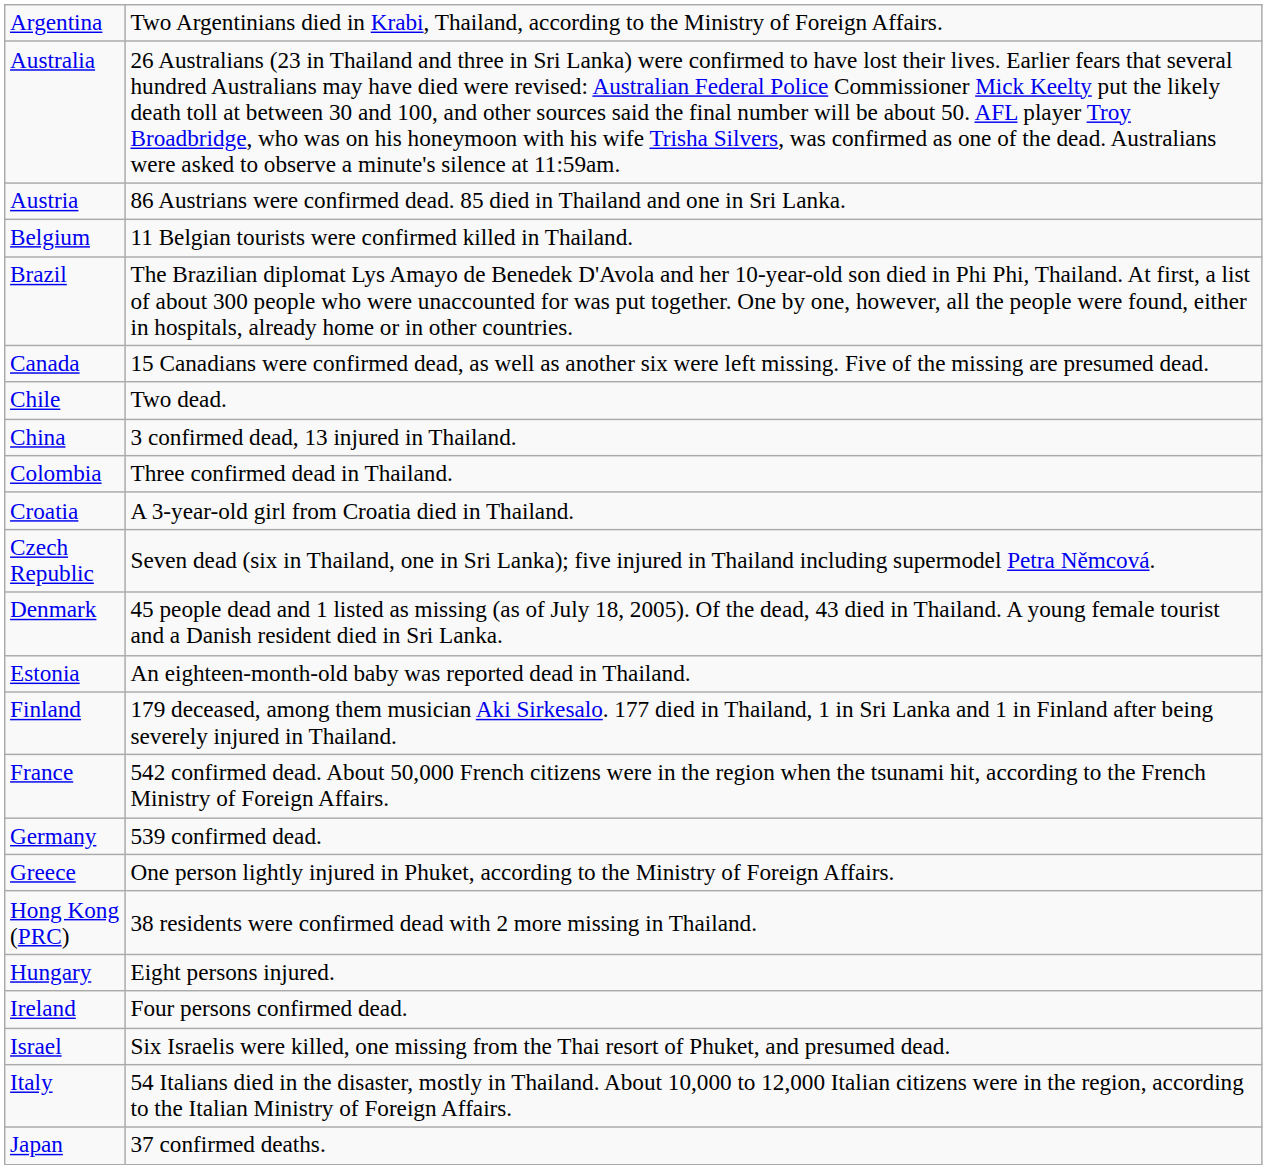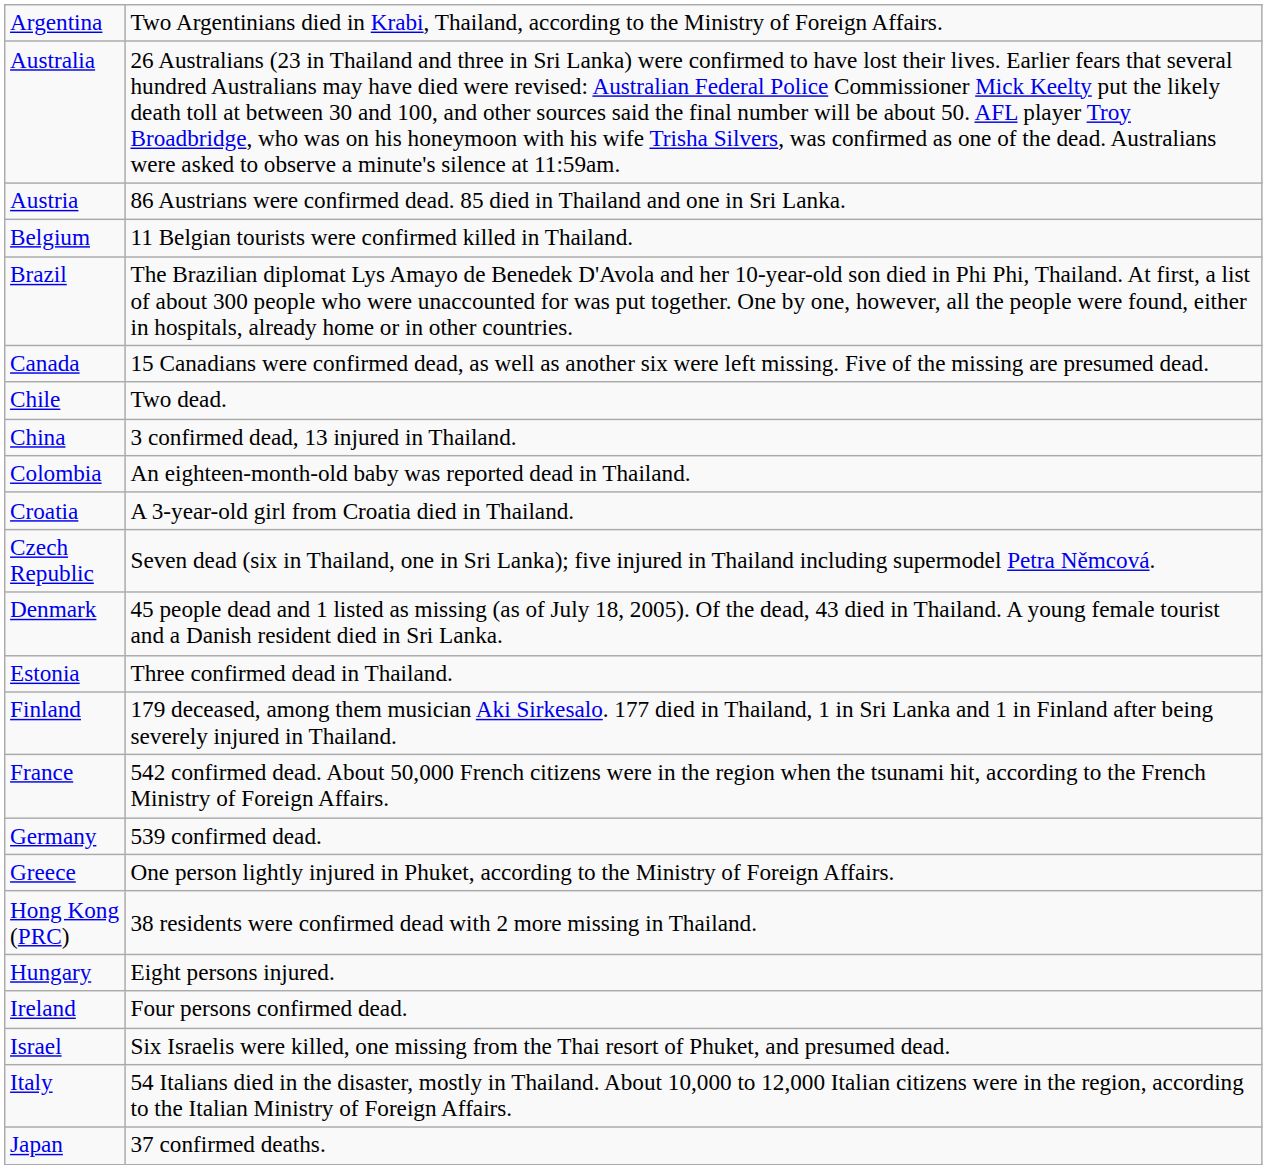(292, 473) Three confirmed dead in Thailand. -> (411, 473) An eighteen-month-old baby was reported dead in Thailand.
(411, 673) An eighteen-month-old baby was reported dead in Thailand. -> (292, 673) Three confirmed dead in Thailand.
